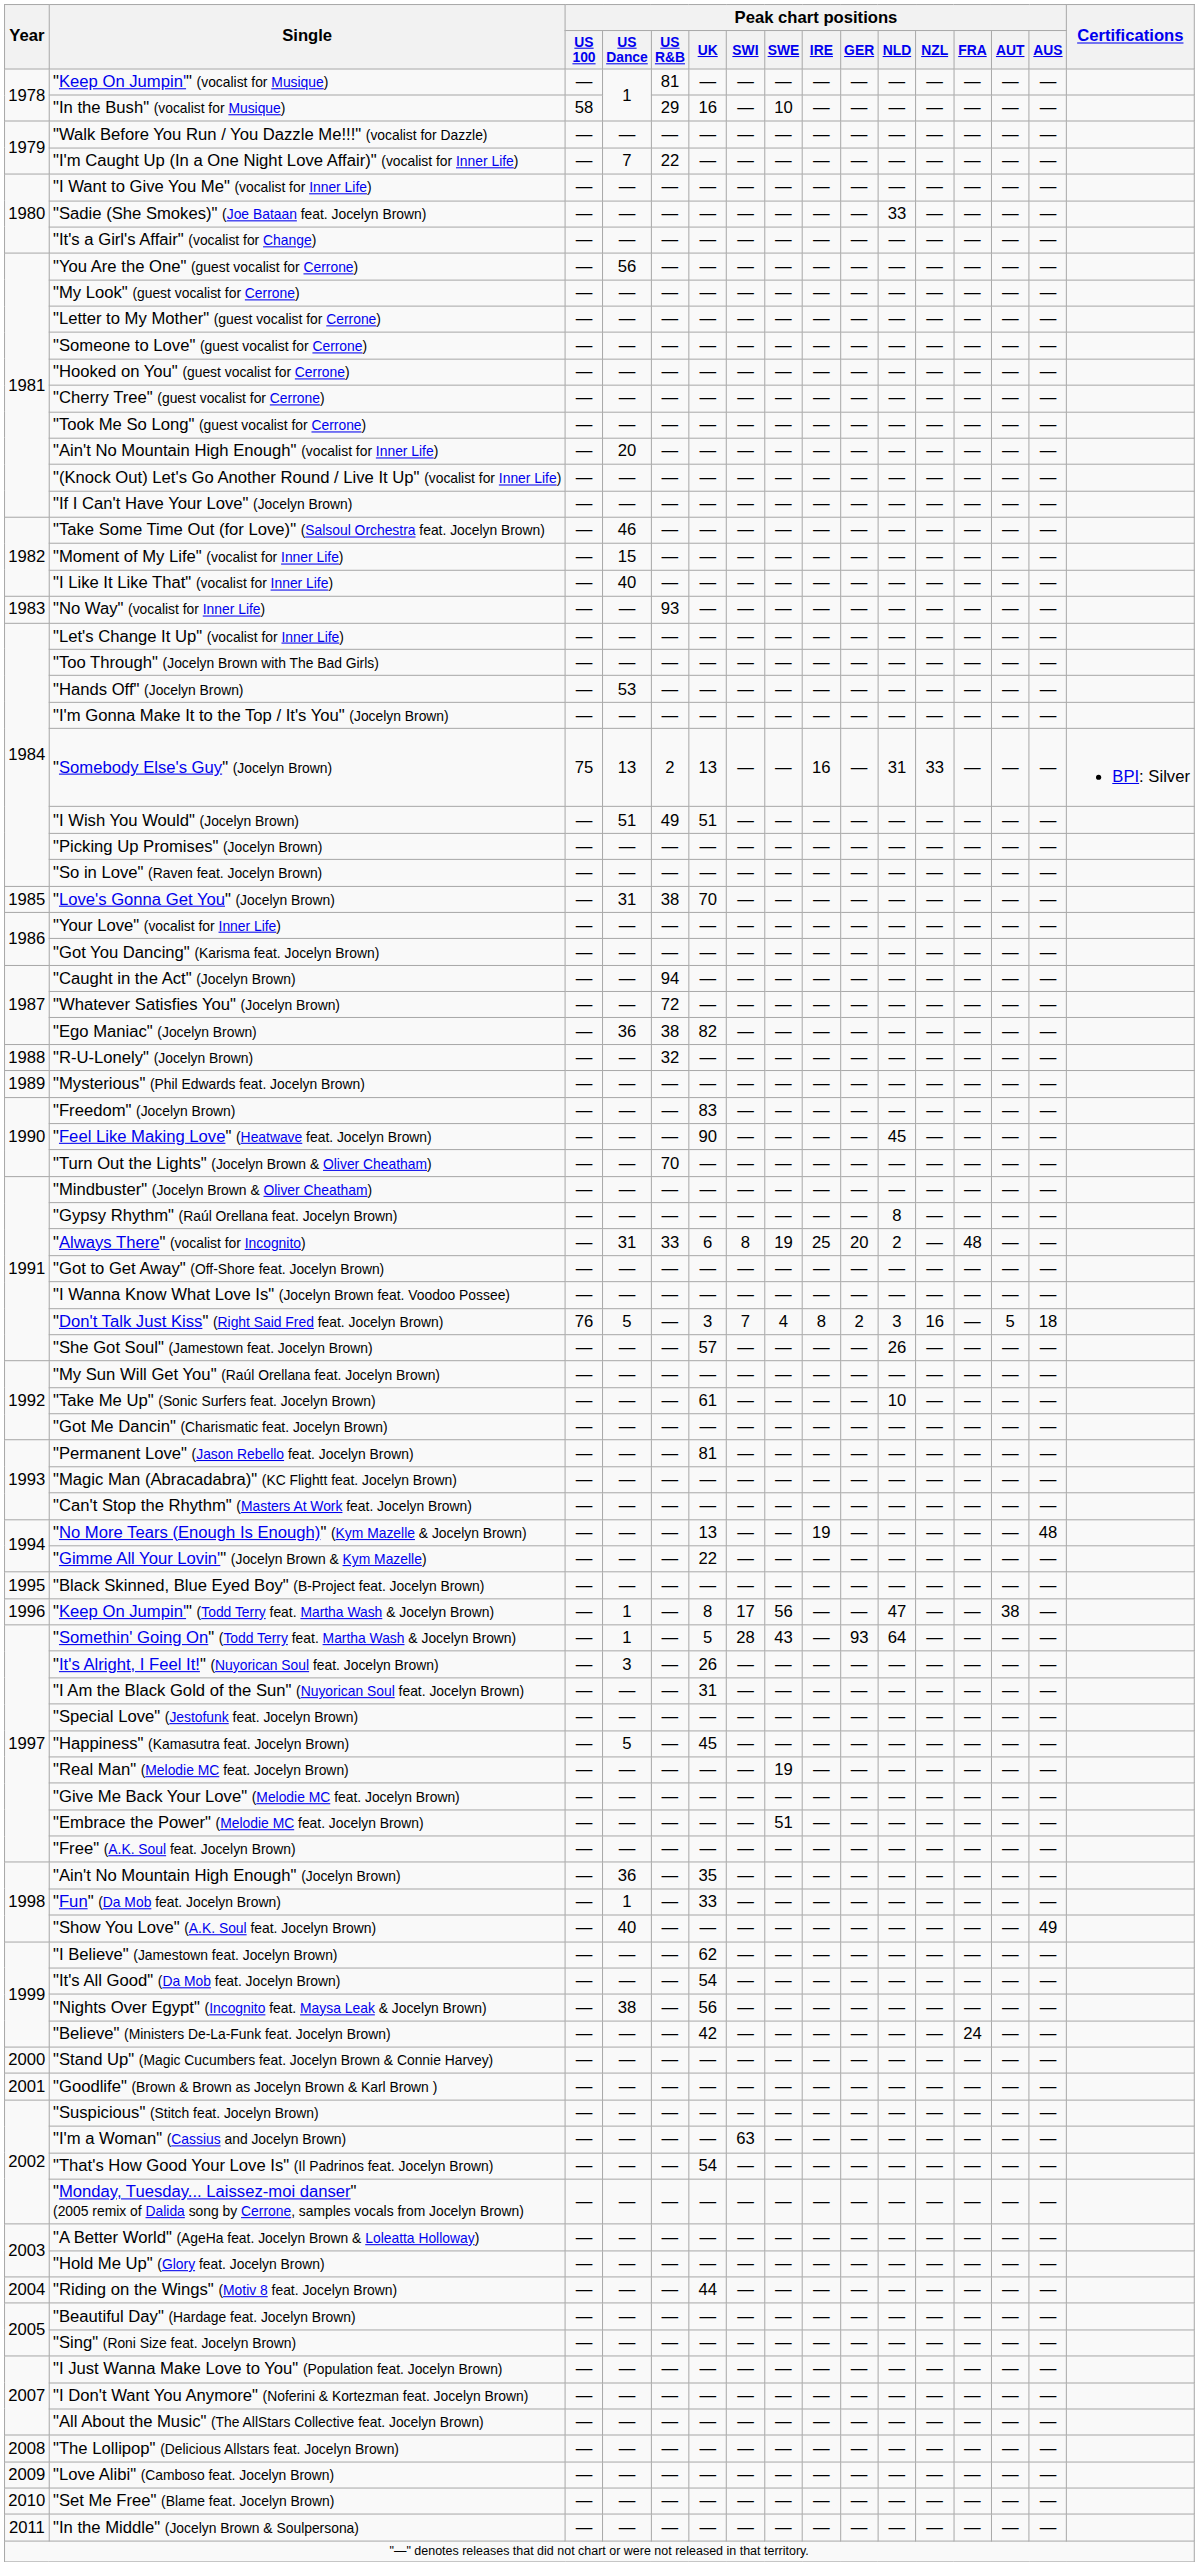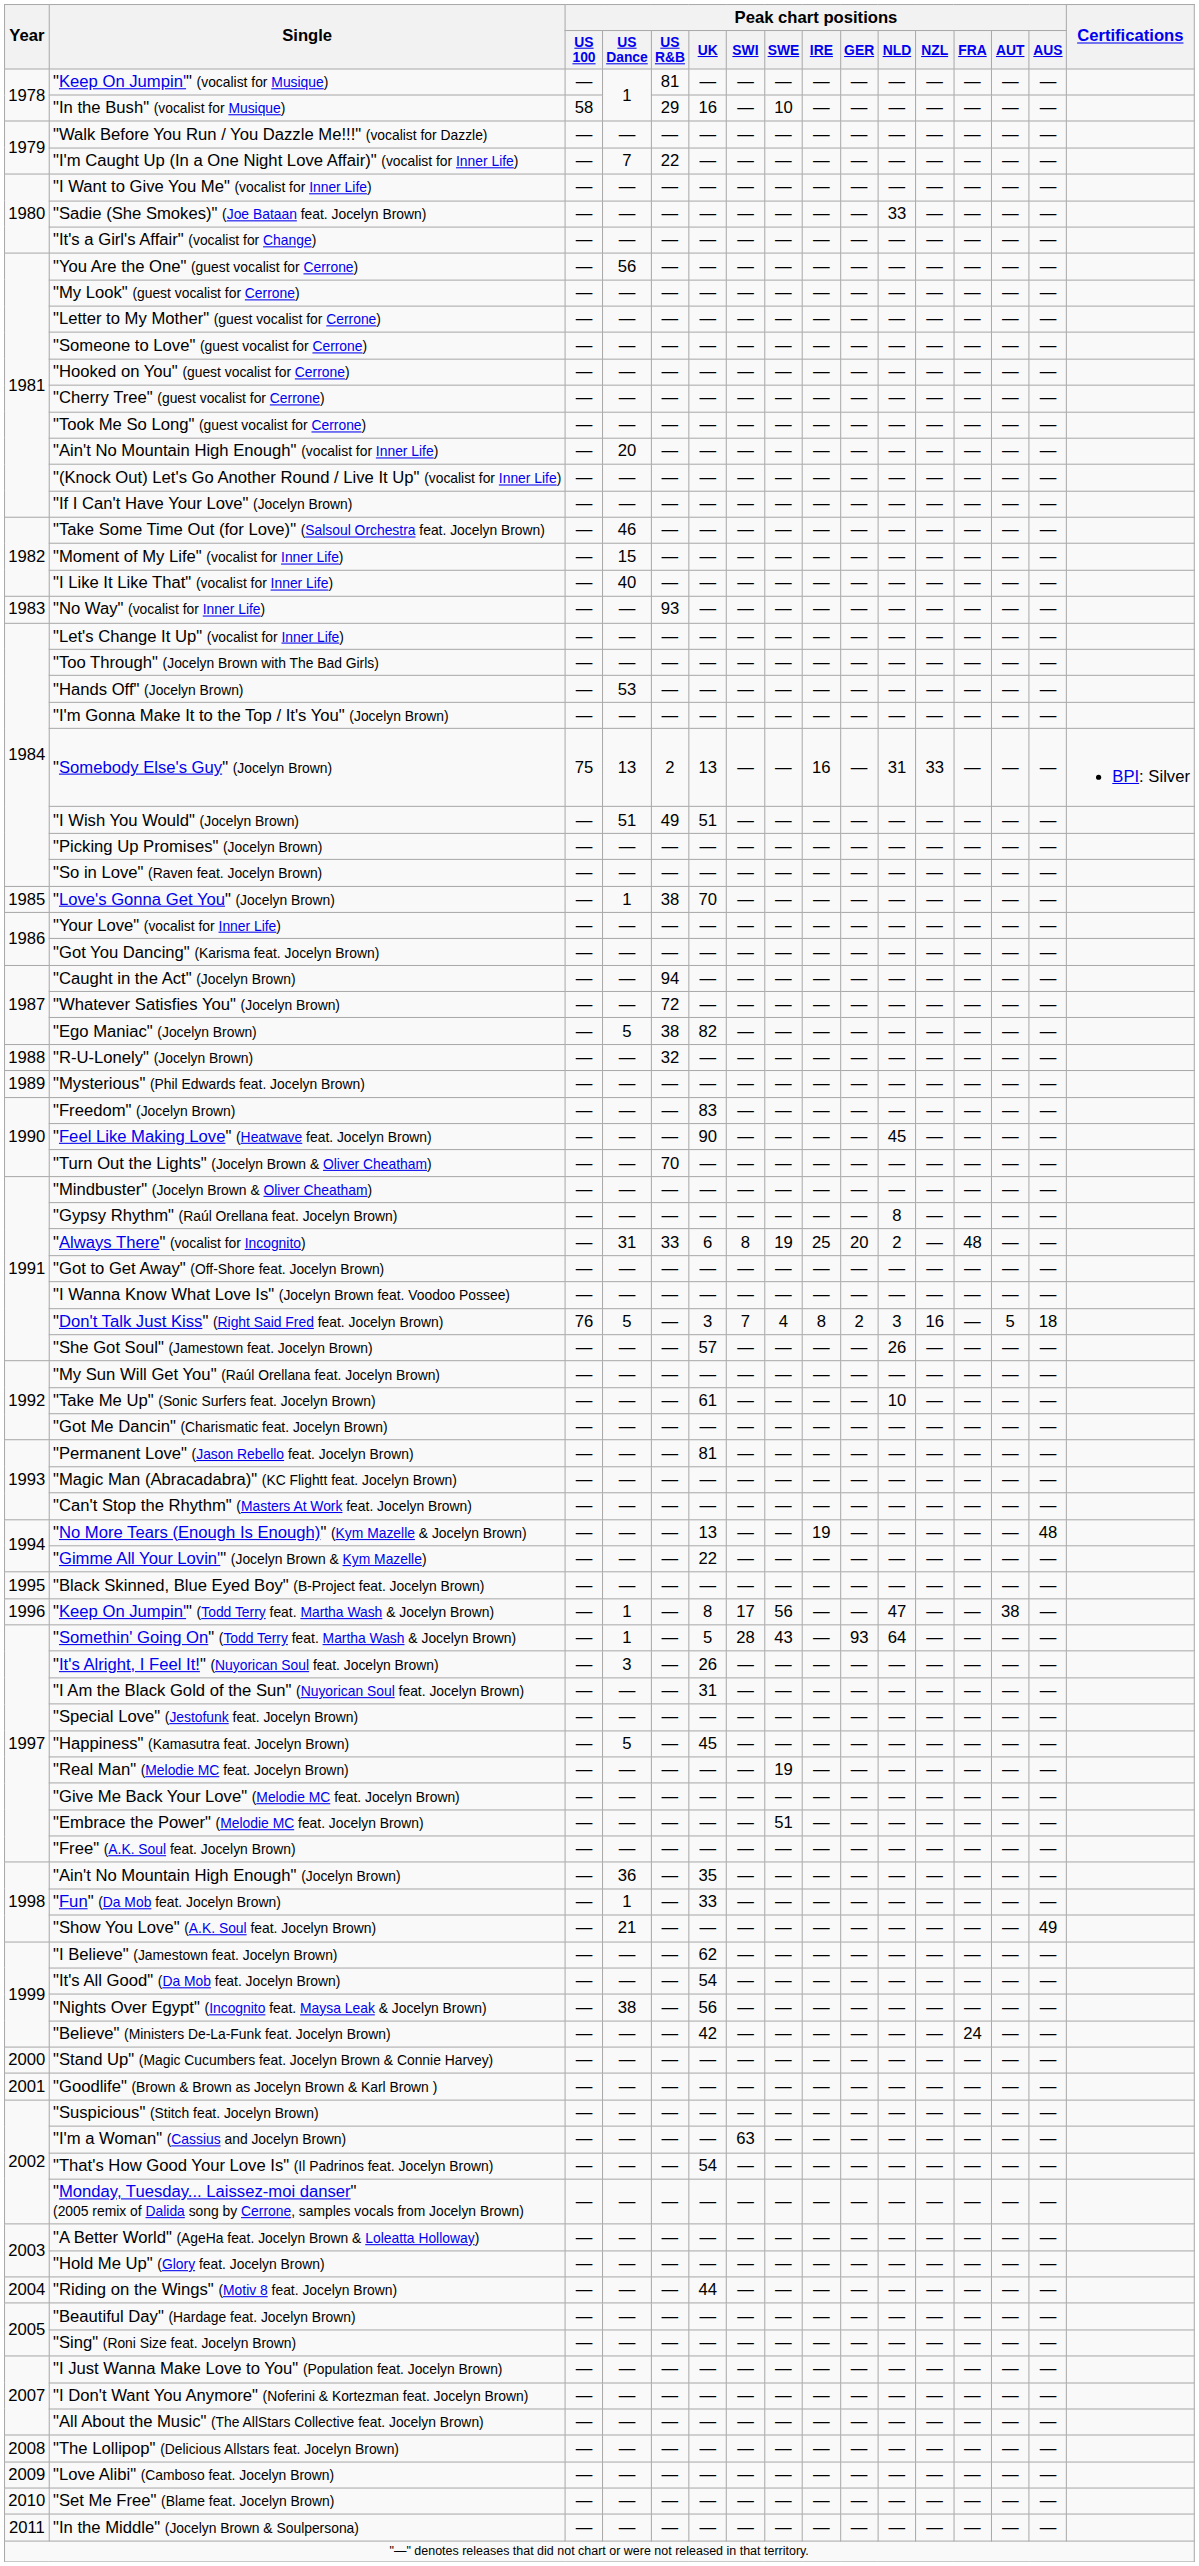(627, 899) 31 -> (627, 899) 1
(627, 1031) 36 -> (627, 1031) 5
(627, 1928) 40 -> (627, 1928) 21
